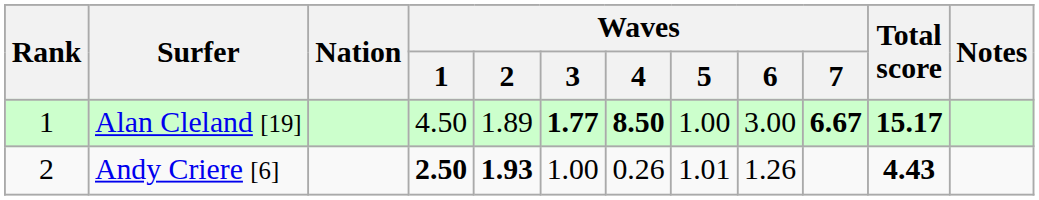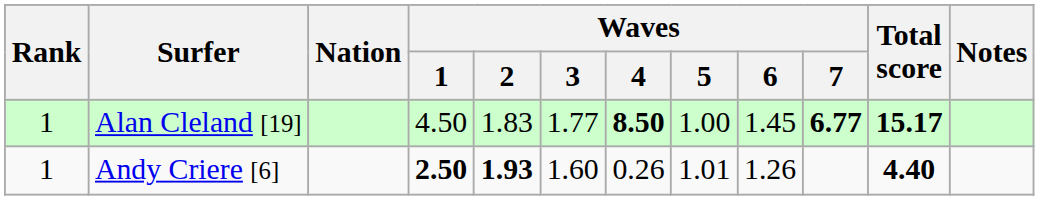(507, 122) 1.89 -> (507, 122) 1.83
(573, 122) bold -> (573, 122) normal
(770, 122) 3.00 -> (770, 122) 1.45
(836, 122) 6.67 -> (836, 122) 6.77
(47, 169) 2 -> (47, 169) 1
(573, 169) 1.00 -> (573, 169) 1.60
(909, 169) 4.43 -> (909, 169) 4.40
